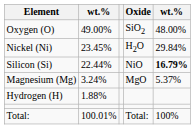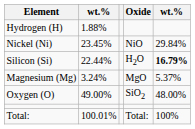rows swapped: (30, 29) <-> (35, 96)
(135, 47) H2O -> (134, 43) NiO
(134, 64) NiO -> (135, 60) H2O
